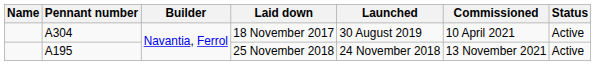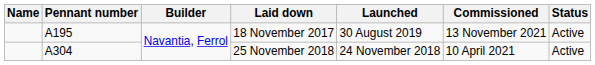(59, 32) A304 -> (59, 32) A195
(480, 32) 10 April 2021 -> (496, 32) 13 November 2021
(59, 51) A195 -> (59, 51) A304
(496, 51) 13 November 2021 -> (480, 51) 10 April 2021
